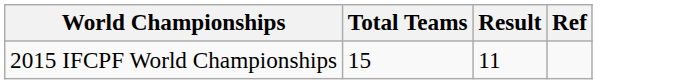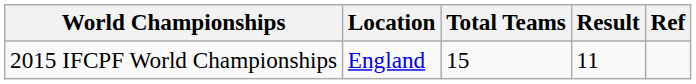+ column: (392, 22)
